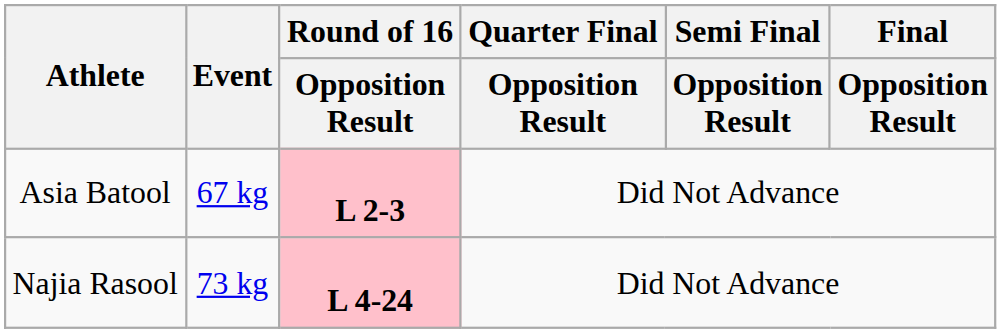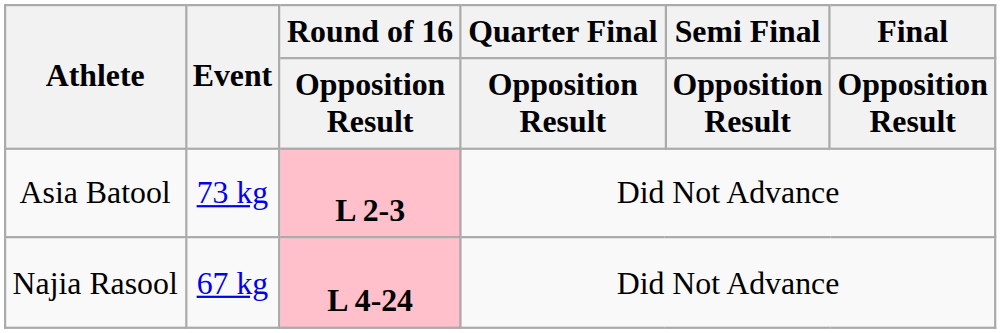(232, 192) 67 kg -> (232, 192) 73 kg
(232, 282) 73 kg -> (232, 282) 67 kg
